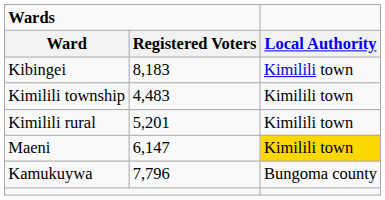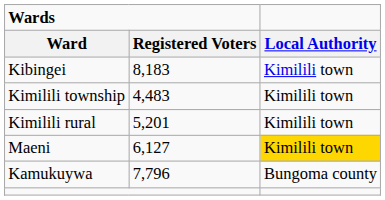(151, 148) 6,147 -> (151, 148) 6,127
